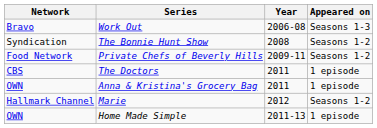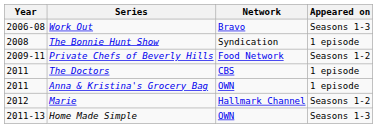columns swapped: (286, 12) <-> (50, 12)
(340, 41) Seasons 1-2 -> (335, 41) 1 episode
(335, 116) 1 episode -> (340, 116) Seasons 1-3
